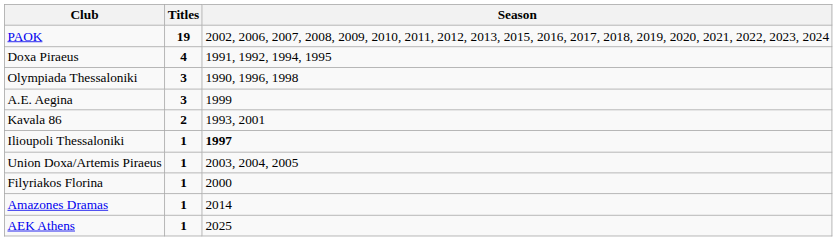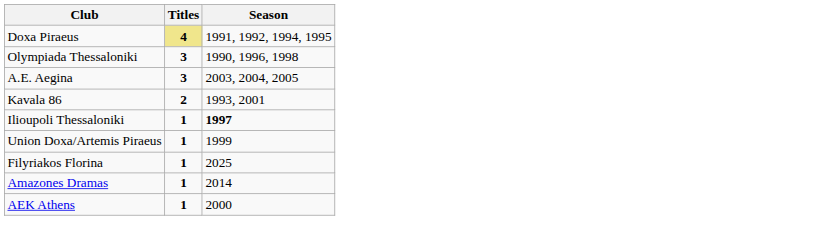- row: (25, 36)
(184, 57) no background -> (184, 36) khaki background
(219, 99) 1999 -> (252, 78) 2003, 2004, 2005
(252, 162) 2003, 2004, 2005 -> (219, 141) 1999
(219, 183) 2000 -> (219, 162) 2025
(219, 225) 2025 -> (219, 204) 2000
